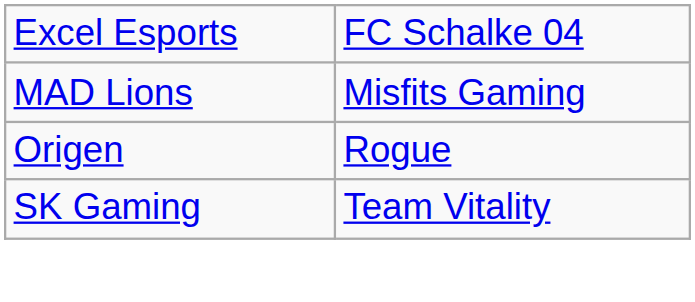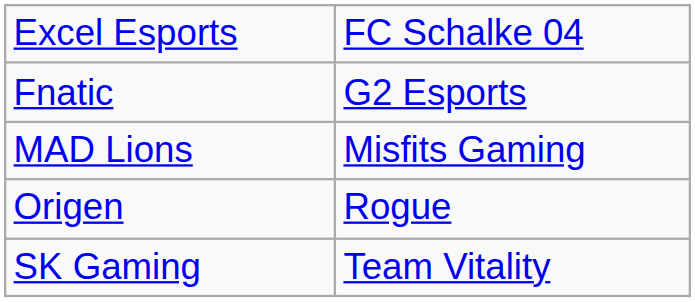+ row: (63, 91)
